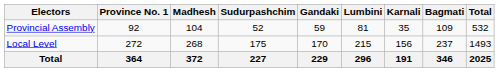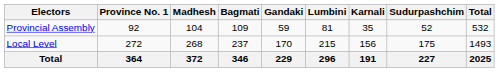columns swapped: (445, 12) <-> (258, 12)
